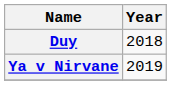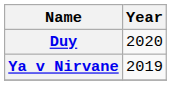(144, 42) 2018 -> (144, 42) 2020
